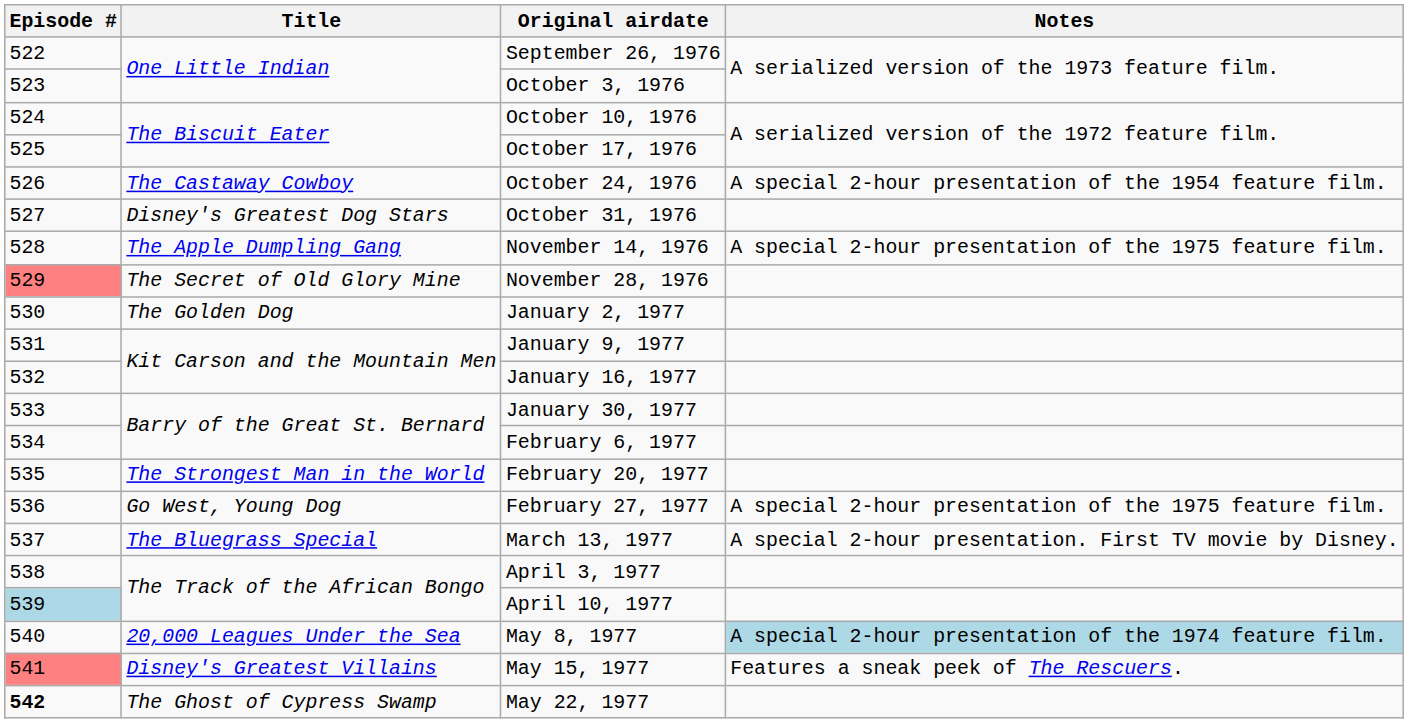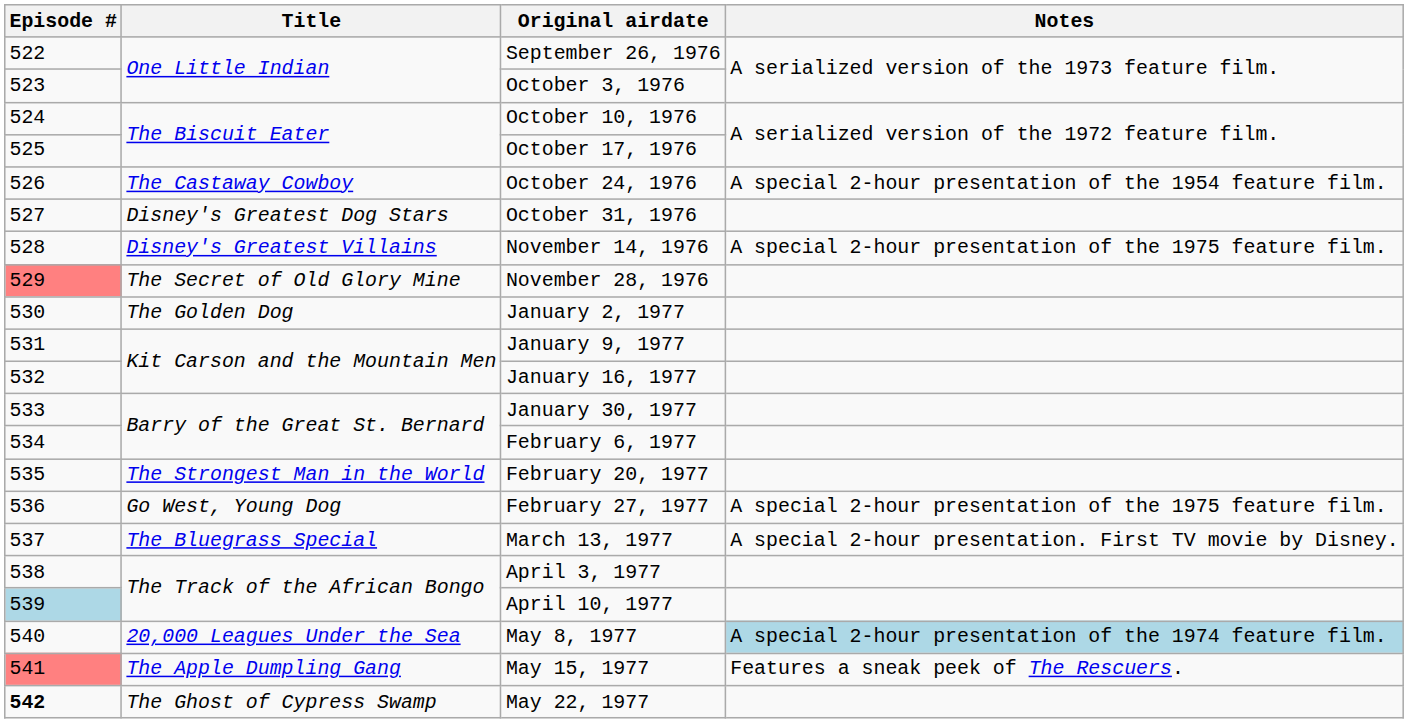(264, 248) The Apple Dumpling Gang -> (282, 248) Disney's Greatest Villains
(282, 669) Disney's Greatest Villains -> (264, 669) The Apple Dumpling Gang
